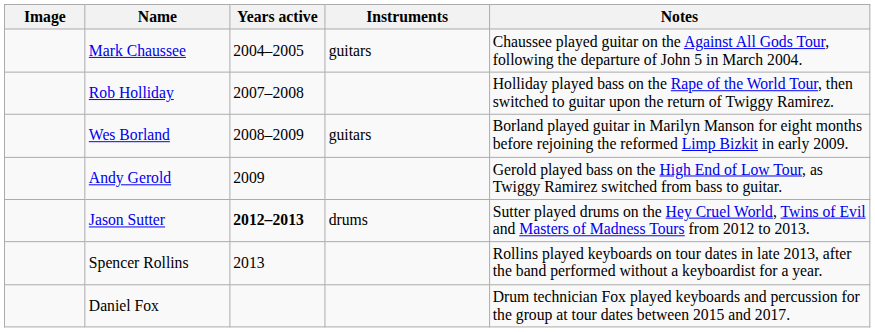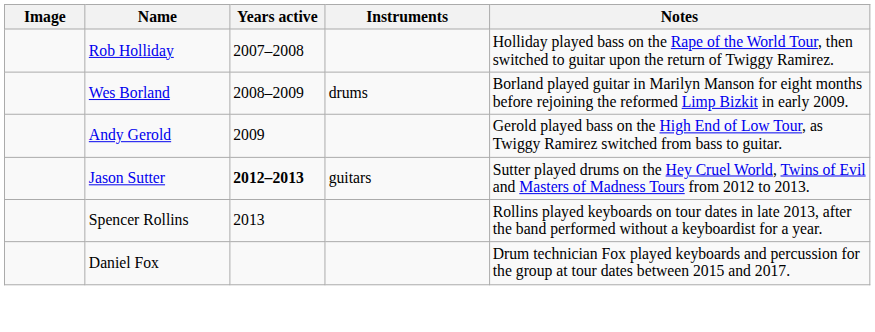- row: (137, 50)
(350, 135) guitars -> (348, 93) drums
(348, 220) drums -> (350, 178) guitars
